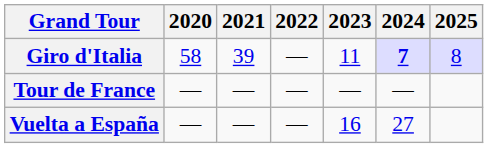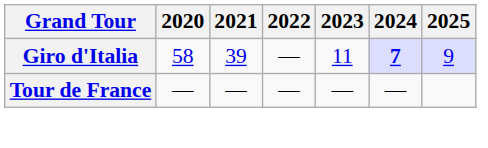(456, 55) 8 -> (449, 55) 9
- row: (84, 124)
